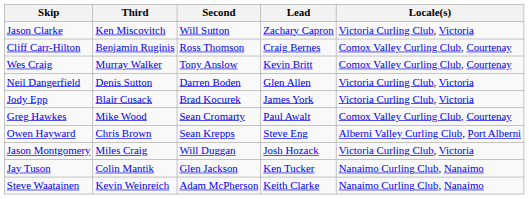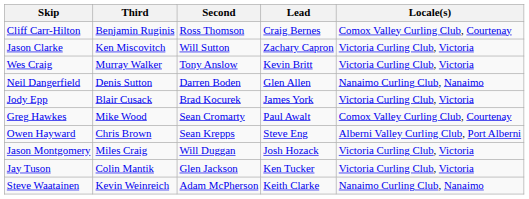rows swapped: (44, 47) <-> (35, 30)
(425, 64) Comox Valley Curling Club, Courtenay -> (406, 64) Victoria Curling Club, Victoria
(406, 82) Victoria Curling Club, Victoria -> (411, 82) Nanaimo Curling Club, Nanaimo
(411, 168) Nanaimo Curling Club, Nanaimo -> (406, 168) Victoria Curling Club, Victoria
